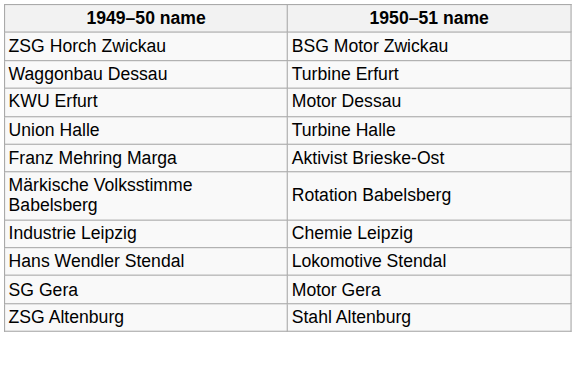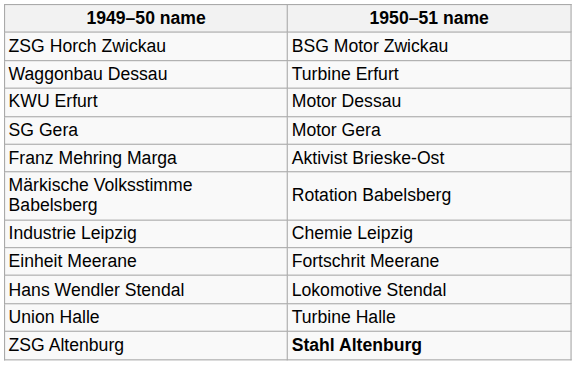rows swapped: (54, 130) <-> (43, 289)
+ row: (73, 261)
(351, 317) normal -> (357, 345) bold
